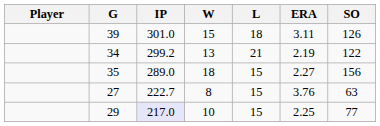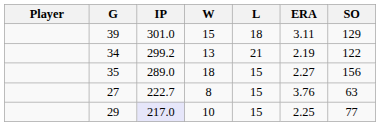(352, 33) 126 -> (352, 33) 129
